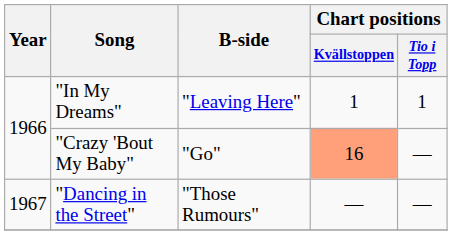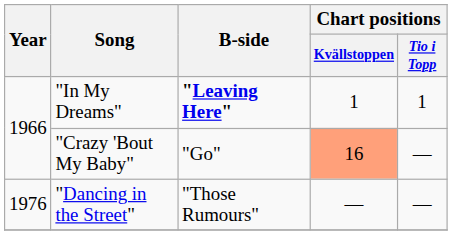(241, 102) normal -> (220, 102) bold
(28, 204) 1967 -> (28, 204) 1976
